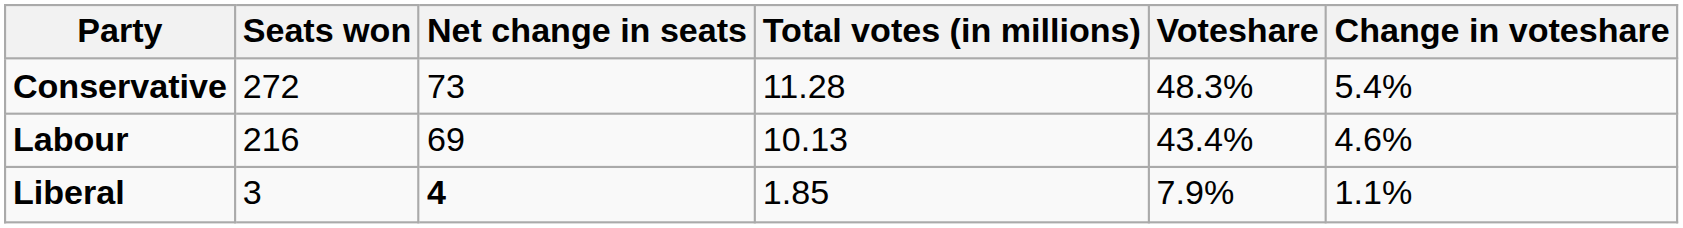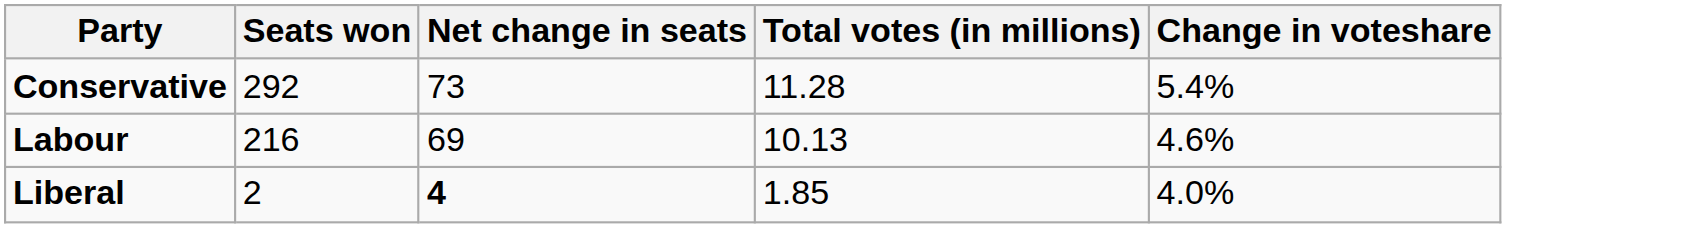- column: (1238, 31)
(271, 85) 272 -> (271, 85) 292
(252, 193) 3 -> (252, 193) 2
(1373, 193) 1.1% -> (1195, 193) 4.0%
